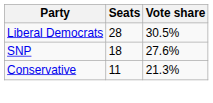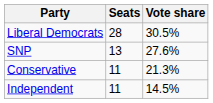(115, 51) 18 -> (115, 51) 13
+ row: (40, 88)
